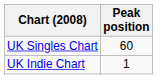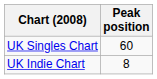(126, 64) 1 -> (126, 64) 8
